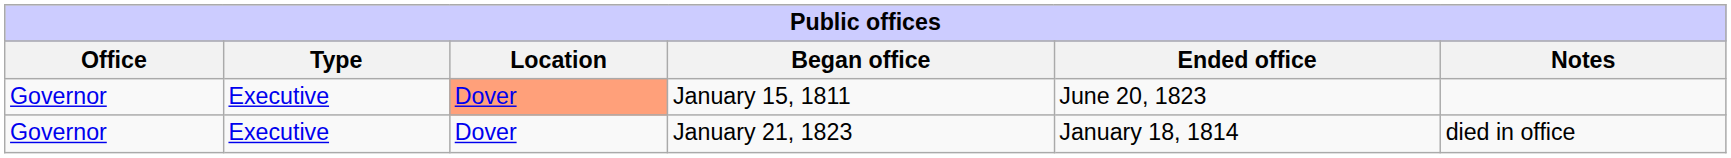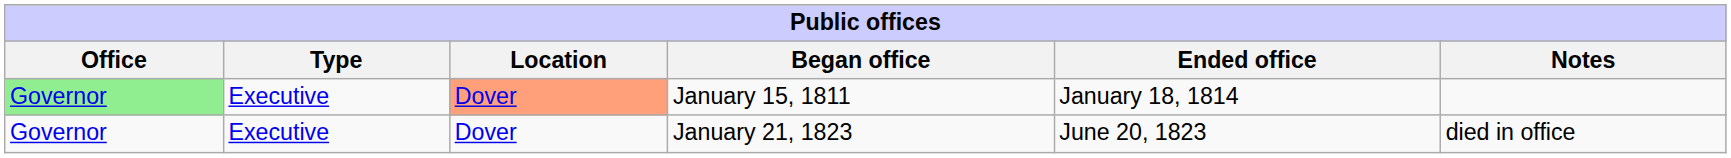(58, 96) no background -> (58, 96) lightgreen background
(1133, 96) June 20, 1823 -> (1149, 96) January 18, 1814
(1149, 133) January 18, 1814 -> (1133, 133) June 20, 1823
